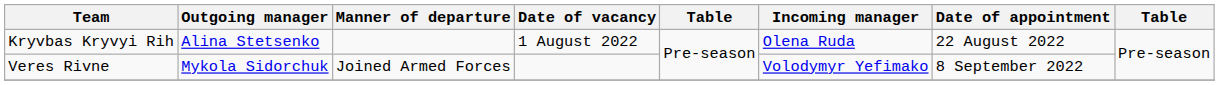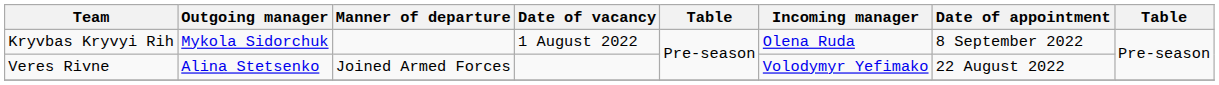(250, 42) Alina Stetsenko -> (255, 42) Mykola Sidorchuk
(1000, 42) 22 August 2022 -> (1009, 42) 8 September 2022
(255, 67) Mykola Sidorchuk -> (250, 67) Alina Stetsenko
(1009, 67) 8 September 2022 -> (1000, 67) 22 August 2022
